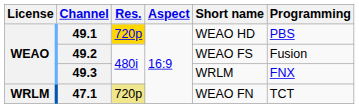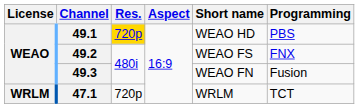(289, 53) Fusion -> (282, 53) FNX
(214, 73) WRLM -> (225, 73) WEAO FN
(282, 73) FNX -> (289, 73) Fusion
(128, 93) khaki background -> (128, 93) no background
(225, 93) WEAO FN -> (214, 93) WRLM
